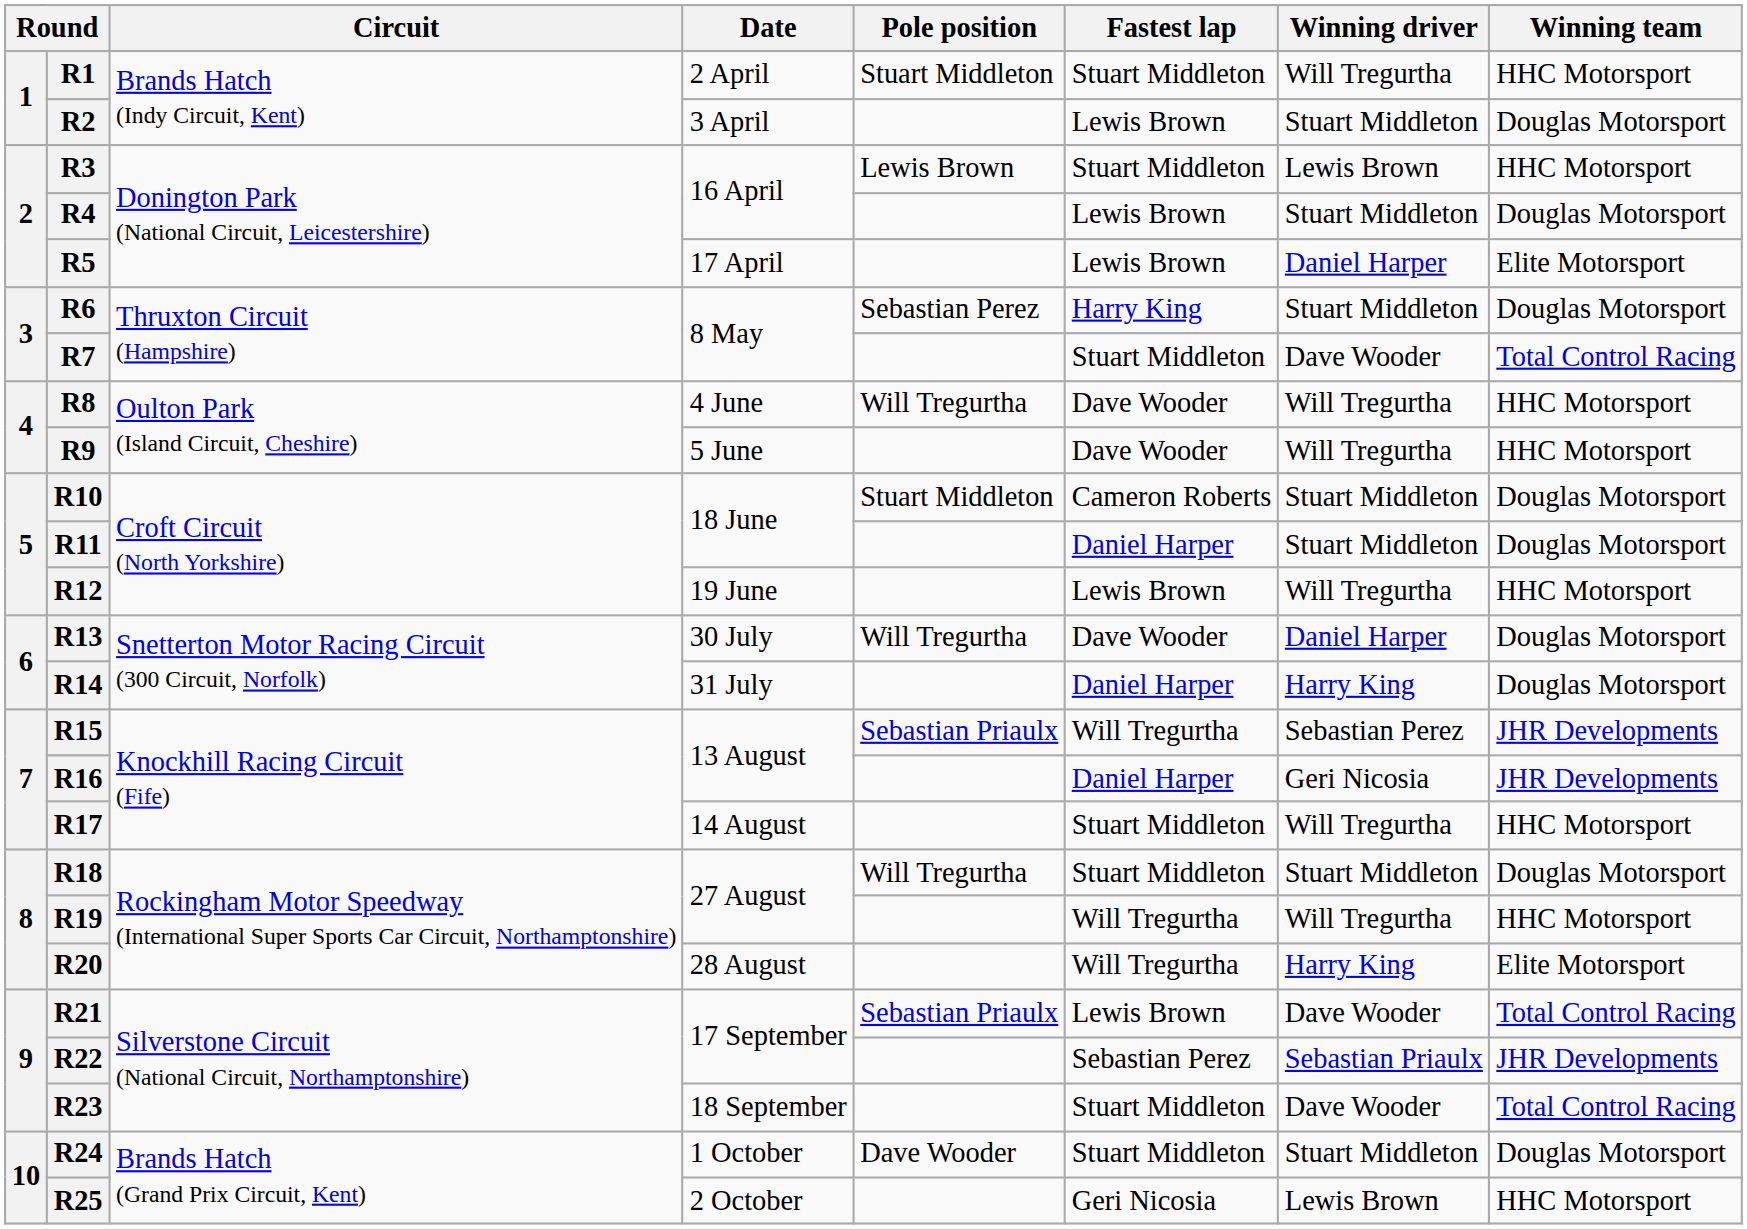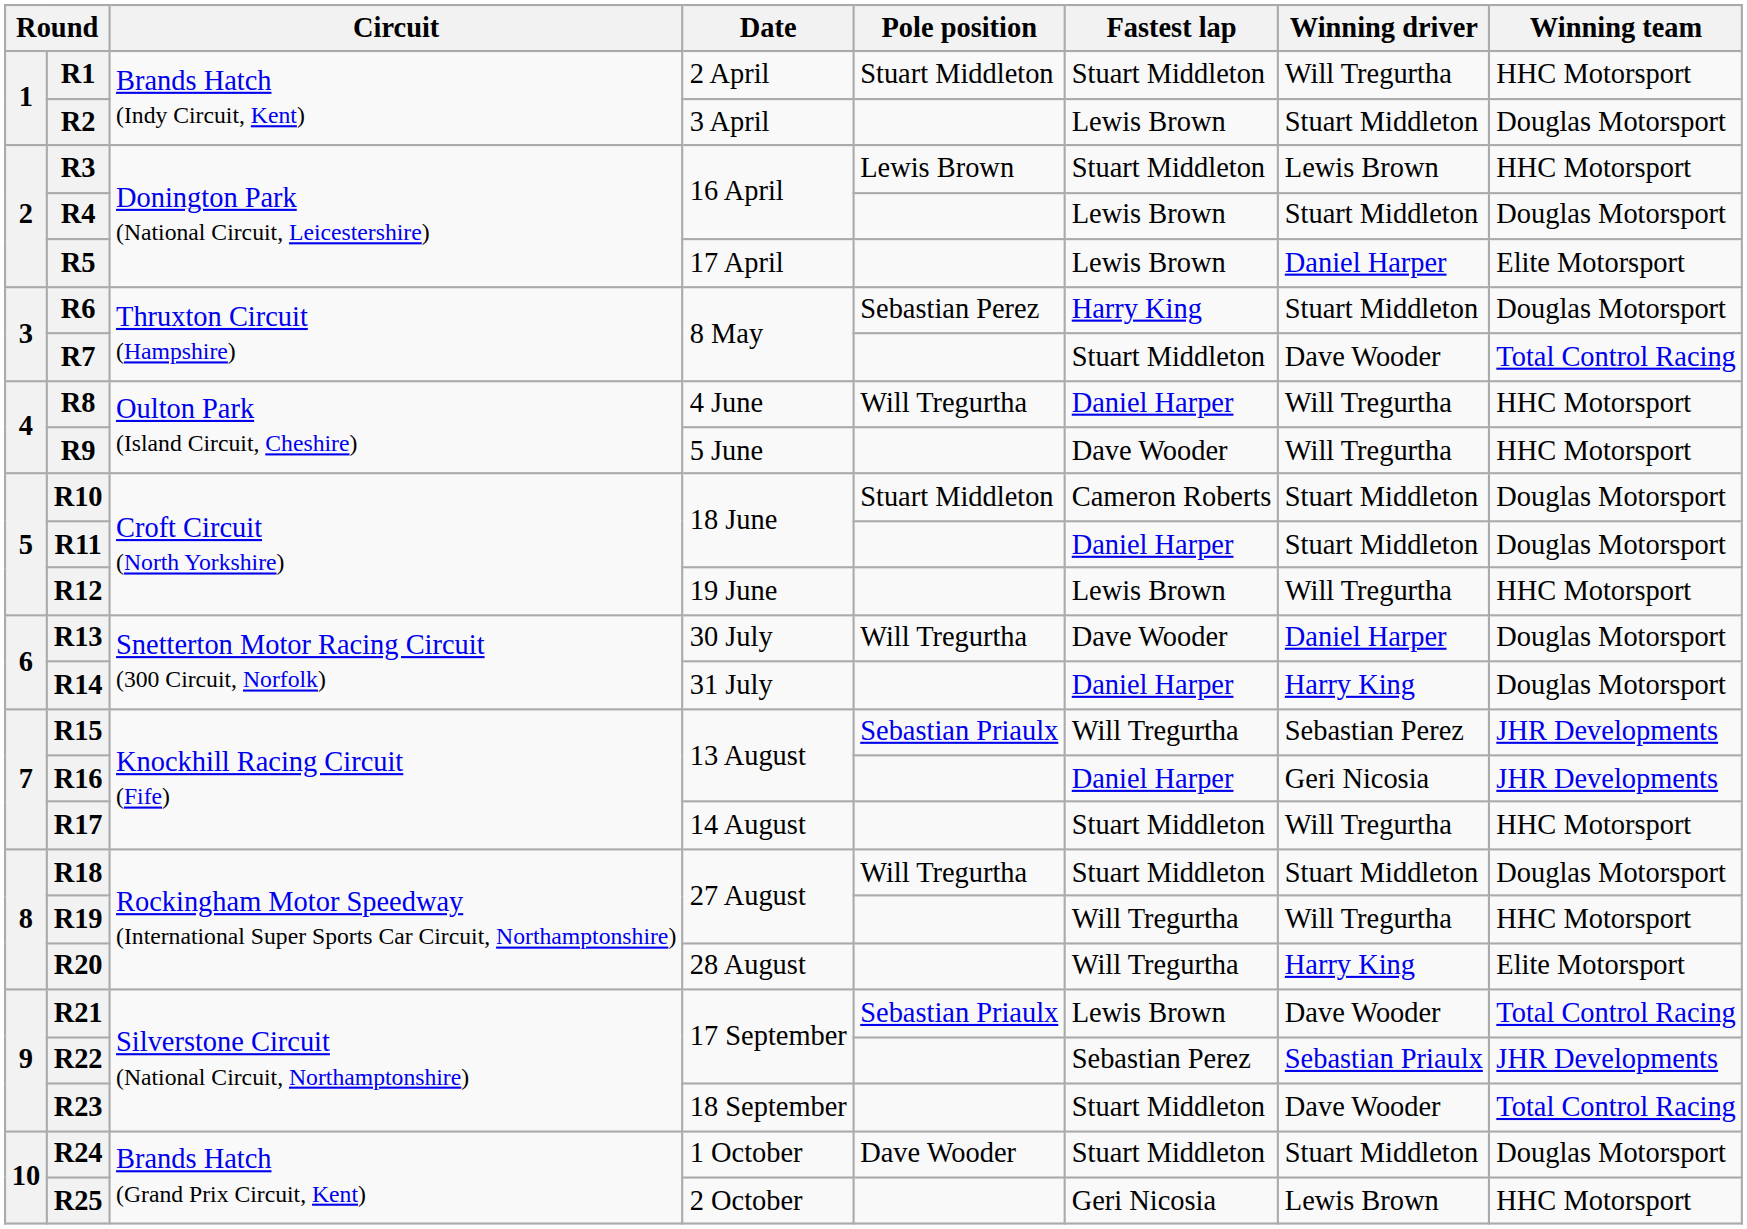(1150, 402) Dave Wooder -> (1153, 402) Daniel Harper
